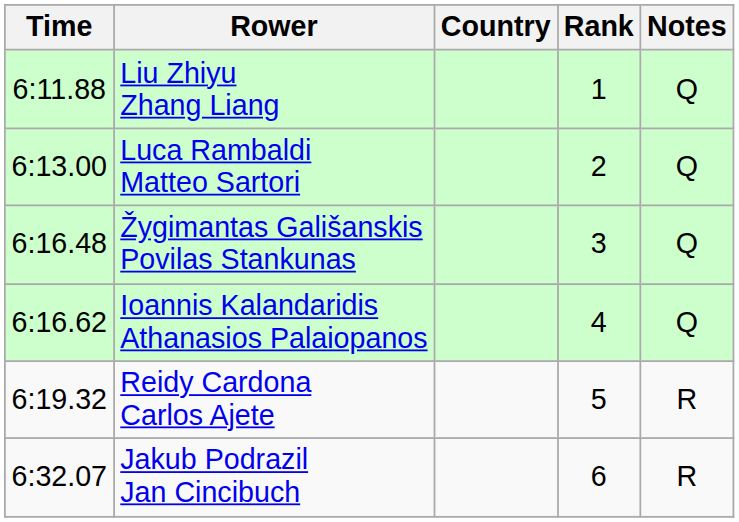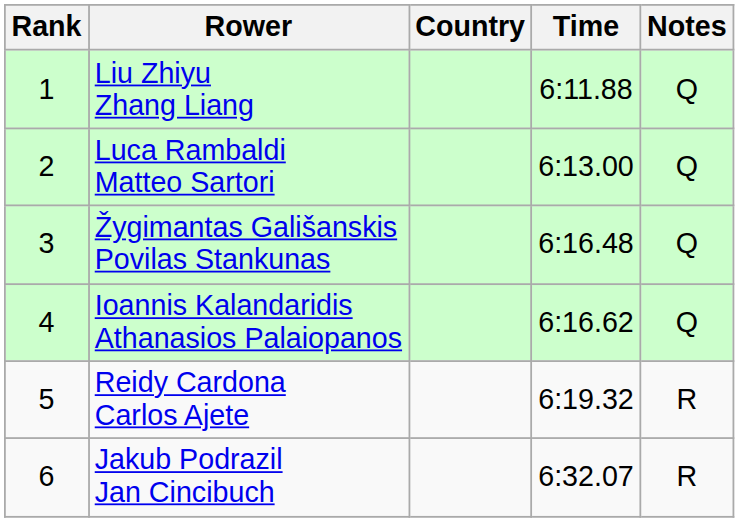columns swapped: (599, 27) <-> (59, 27)
